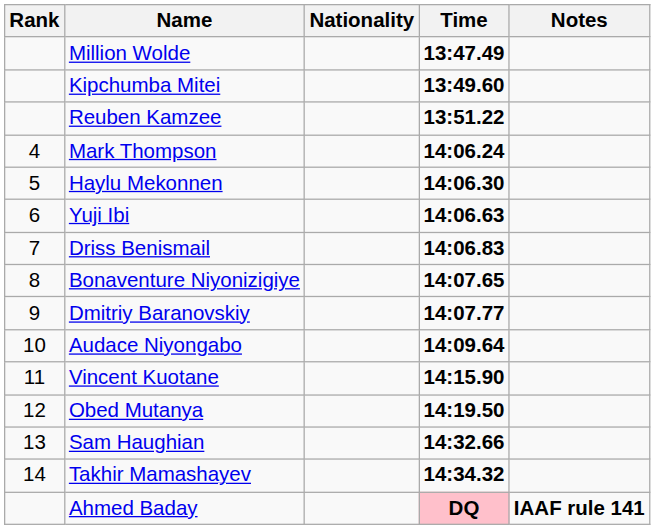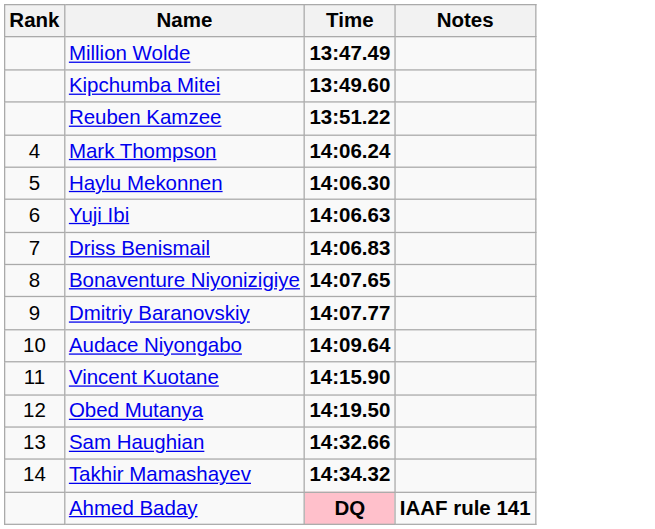- column: (362, 20)
